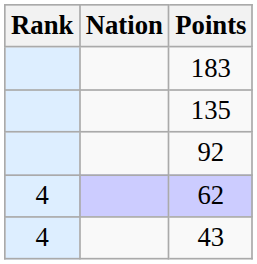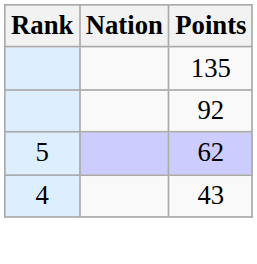- row: (211, 68)
(42, 195) 4 -> (42, 152) 5
